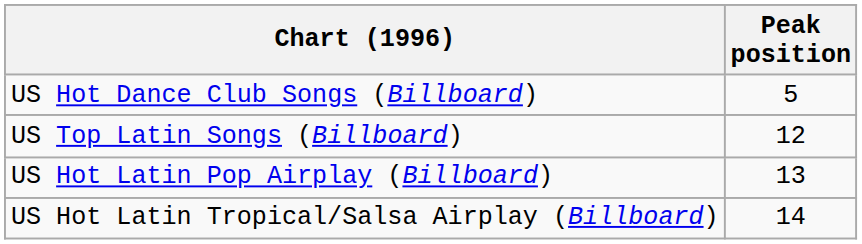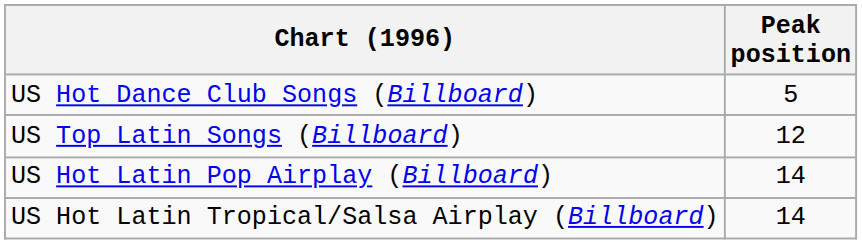(791, 177) 13 -> (791, 177) 14
